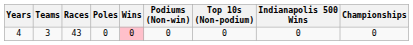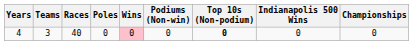(77, 34) 43 -> (77, 34) 40
(224, 34) normal -> (224, 34) bold
